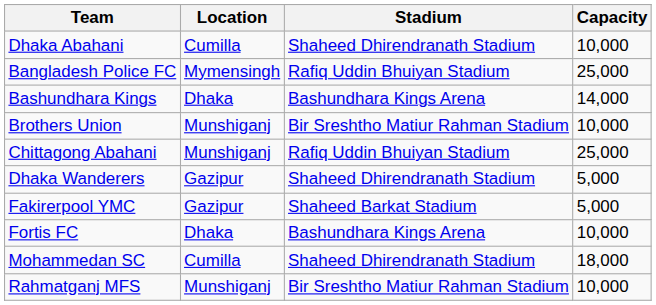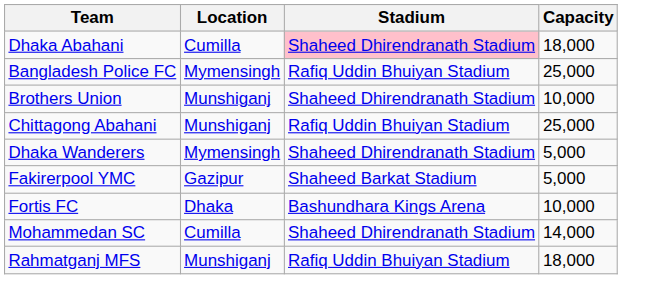(412, 44) no background -> (412, 44) pink background
(603, 44) 10,000 -> (569, 44) 18,000
- row: (82, 98)
(428, 125) Bir Sreshtho Matiur Rahman Stadium -> (412, 98) Shaheed Dhirendranath Stadium
(214, 179) Gazipur -> (232, 152) Mymensingh
(603, 260) 18,000 -> (569, 233) 14,000
(428, 286) Bir Sreshtho Matiur Rahman Stadium -> (399, 260) Rafiq Uddin Bhuiyan Stadium
(603, 286) 10,000 -> (569, 260) 18,000
